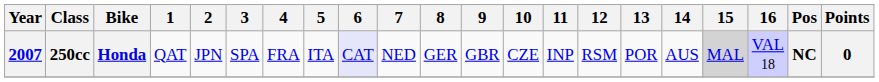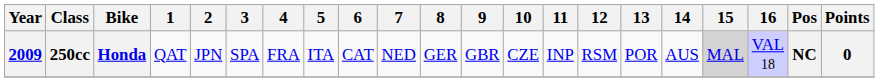(25, 53) 2007 -> (25, 53) 2009
(358, 53) lavender background -> (358, 53) no background
